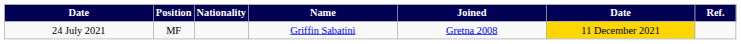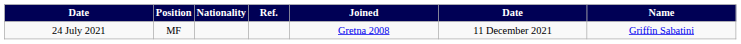columns swapped: (323, 13) <-> (715, 13)
(621, 30) gold background -> (513, 30) no background
